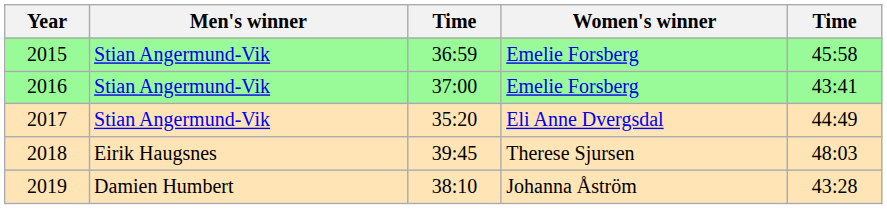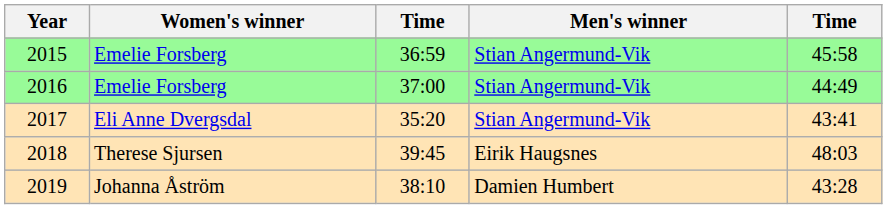columns swapped: (248, 21) <-> (645, 21)
(835, 87) 43:41 -> (835, 87) 44:49
(835, 120) 44:49 -> (835, 120) 43:41
